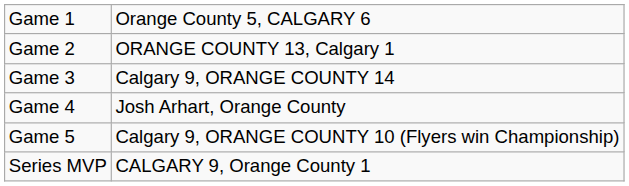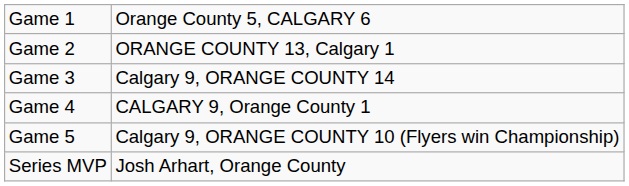(230, 107) Josh Arhart, Orange County -> (243, 107) CALGARY 9, Orange County 1
(243, 166) CALGARY 9, Orange County 1 -> (230, 166) Josh Arhart, Orange County
